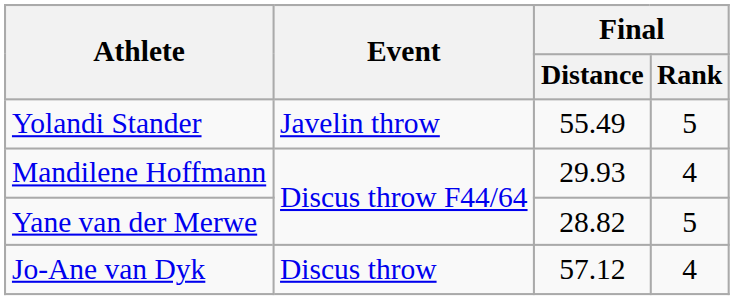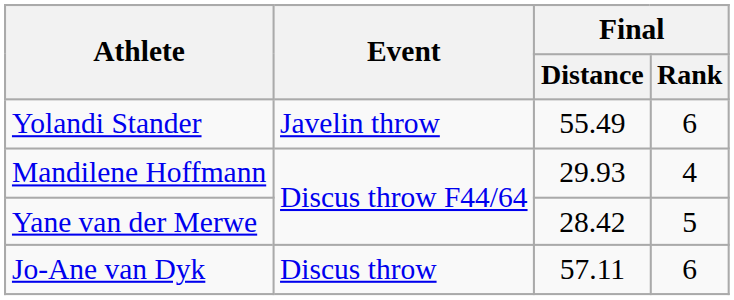(690, 123) 5 -> (690, 123) 6
(592, 221) 28.82 -> (592, 221) 28.42
(592, 270) 57.12 -> (592, 270) 57.11
(690, 270) 4 -> (690, 270) 6
